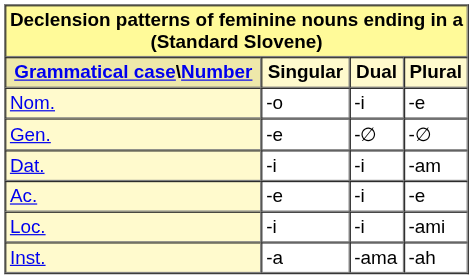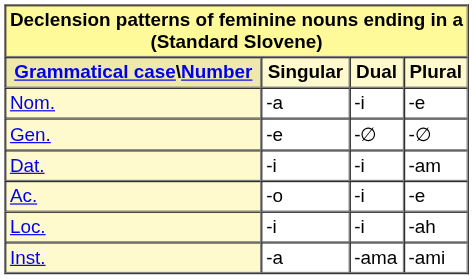(275, 103) -o -> (275, 103) -a
(275, 196) -e -> (275, 196) -o
(427, 226) -ami -> (422, 226) -ah
(422, 257) -ah -> (427, 257) -ami
